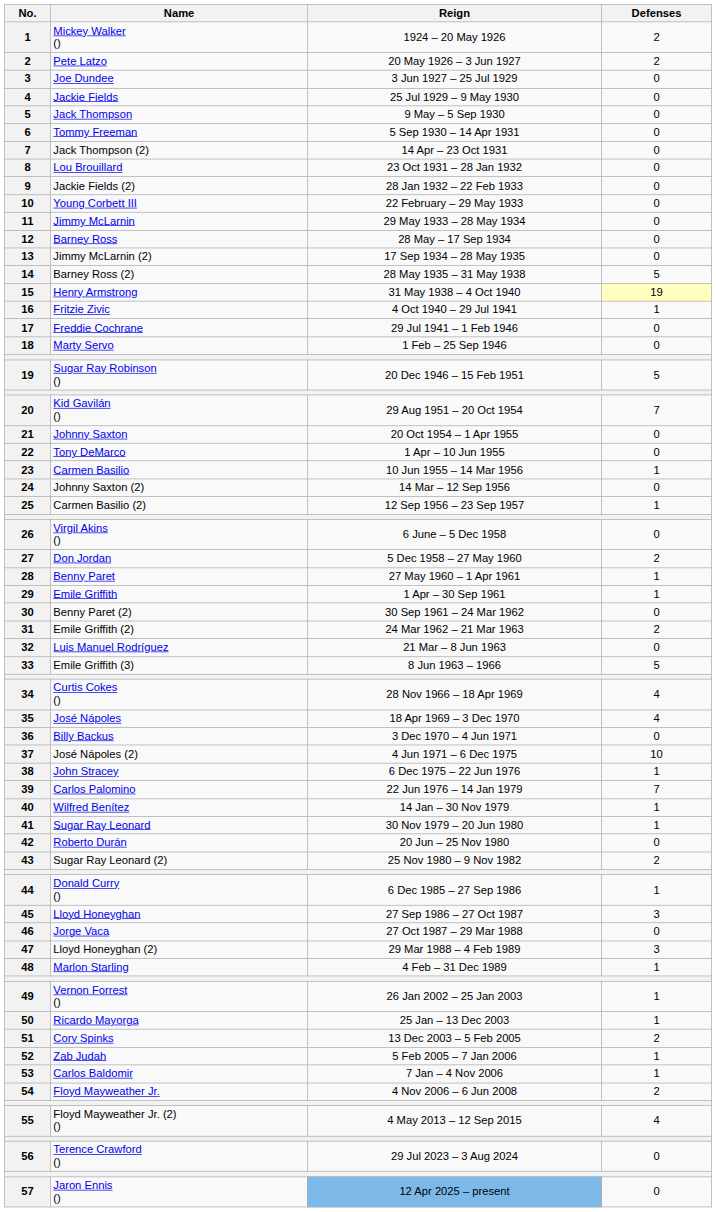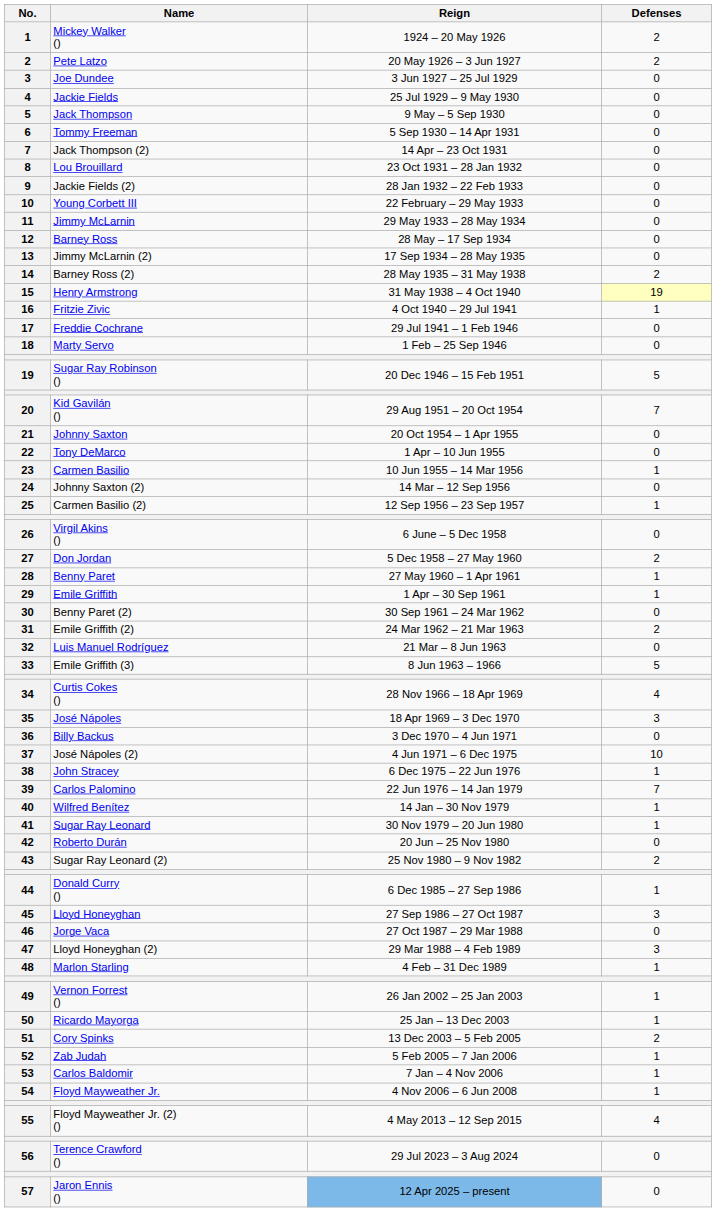(657, 274) 5 -> (657, 274) 2
(657, 718) 4 -> (657, 718) 3
(657, 1091) 2 -> (657, 1091) 1
